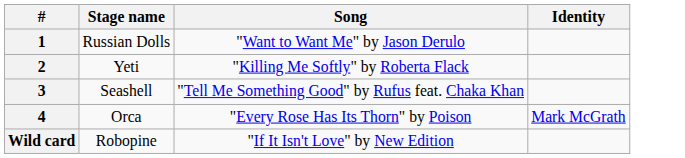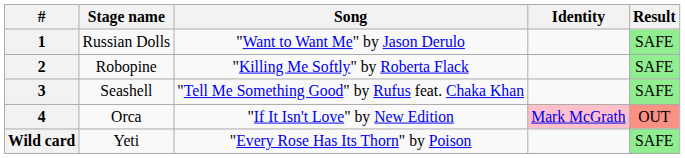+ column: (654, 16)
(126, 66) Yeti -> (126, 66) Robopine
(351, 116) "Every Rose Has Its Thorn" by Poison -> (351, 116) "If It Isn't Love" by New Edition
(578, 116) no background -> (578, 116) pink background
(126, 141) Robopine -> (126, 141) Yeti
(351, 141) "If It Isn't Love" by New Edition -> (351, 141) "Every Rose Has Its Thorn" by Poison
